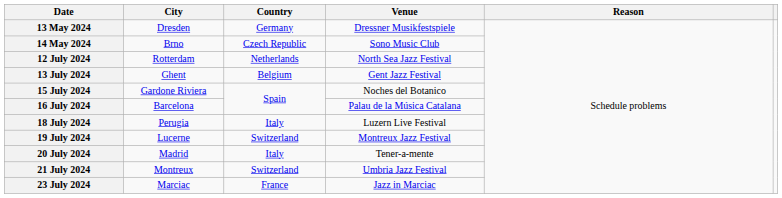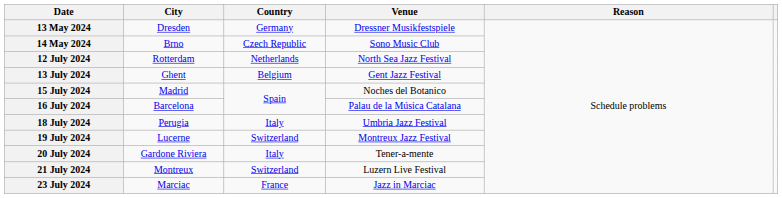(174, 91) Gardone Riviera -> (174, 91) Madrid
(405, 122) Luzern Live Festival -> (405, 122) Umbria Jazz Festival
(174, 153) Madrid -> (174, 153) Gardone Riviera
(405, 169) Umbria Jazz Festival -> (405, 169) Luzern Live Festival
